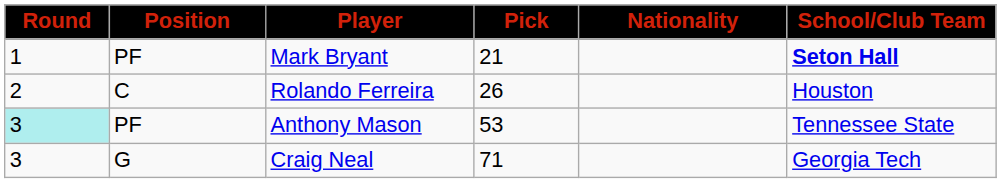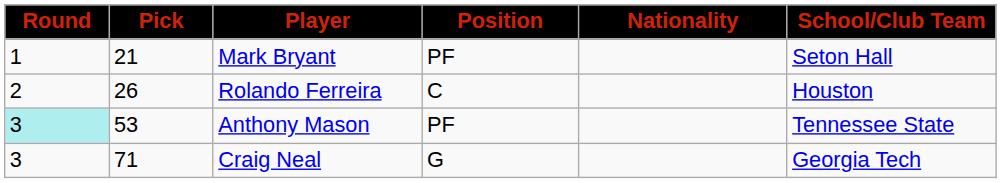columns swapped: (526, 21) <-> (187, 21)
(845, 56) bold -> (842, 56) normal
